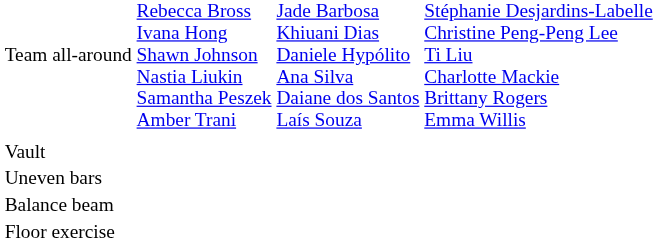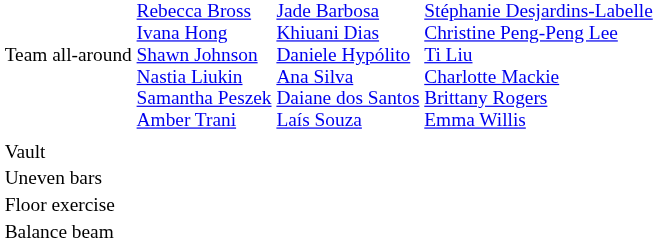rows swapped: (59, 204) <-> (60, 231)
